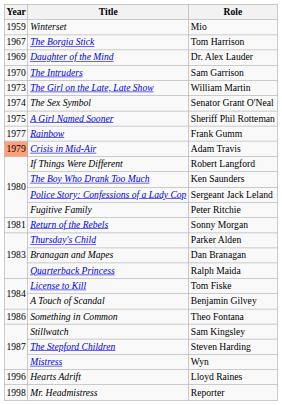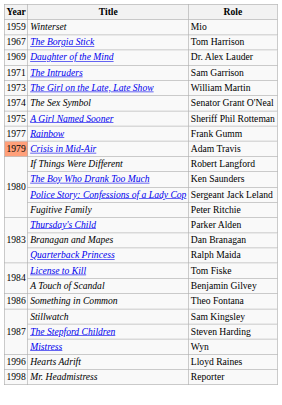(16, 73) 1970 -> (16, 73) 1971
- row: (69, 225)
